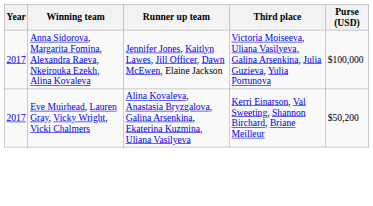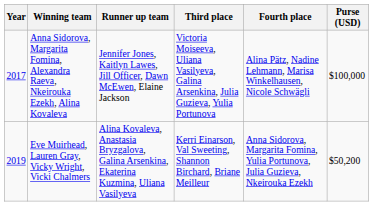+ column: (285, 17)
(16, 118) 2017 -> (16, 161) 2019
